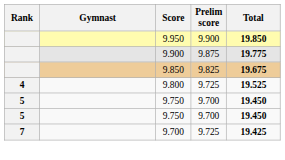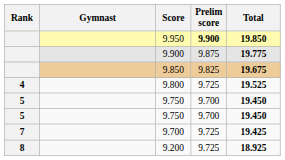(209, 39) normal -> (209, 39) bold
+ row: (22, 147)
